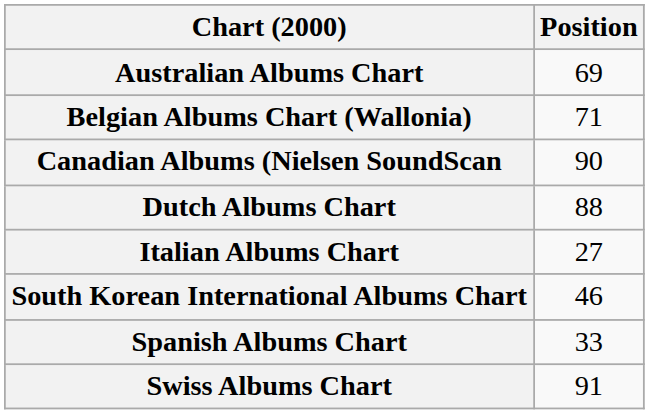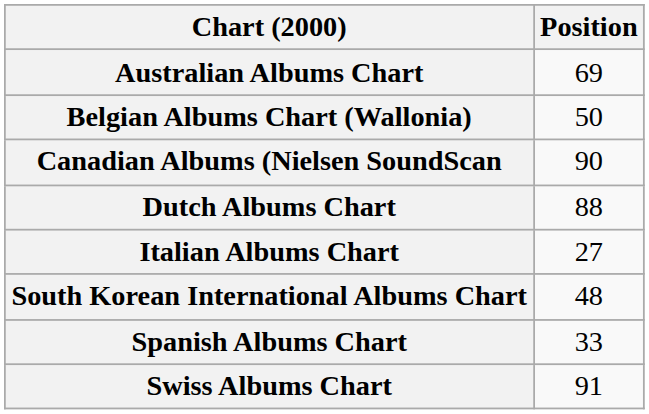(589, 116) 71 -> (589, 116) 50
(589, 296) 46 -> (589, 296) 48
